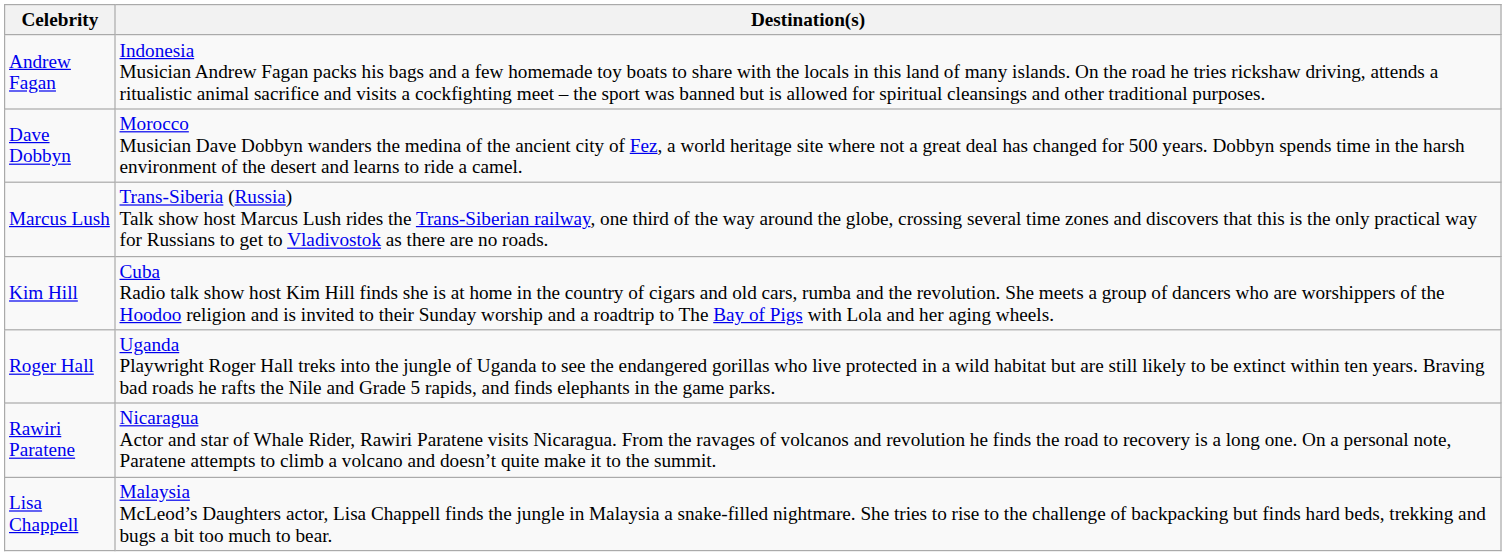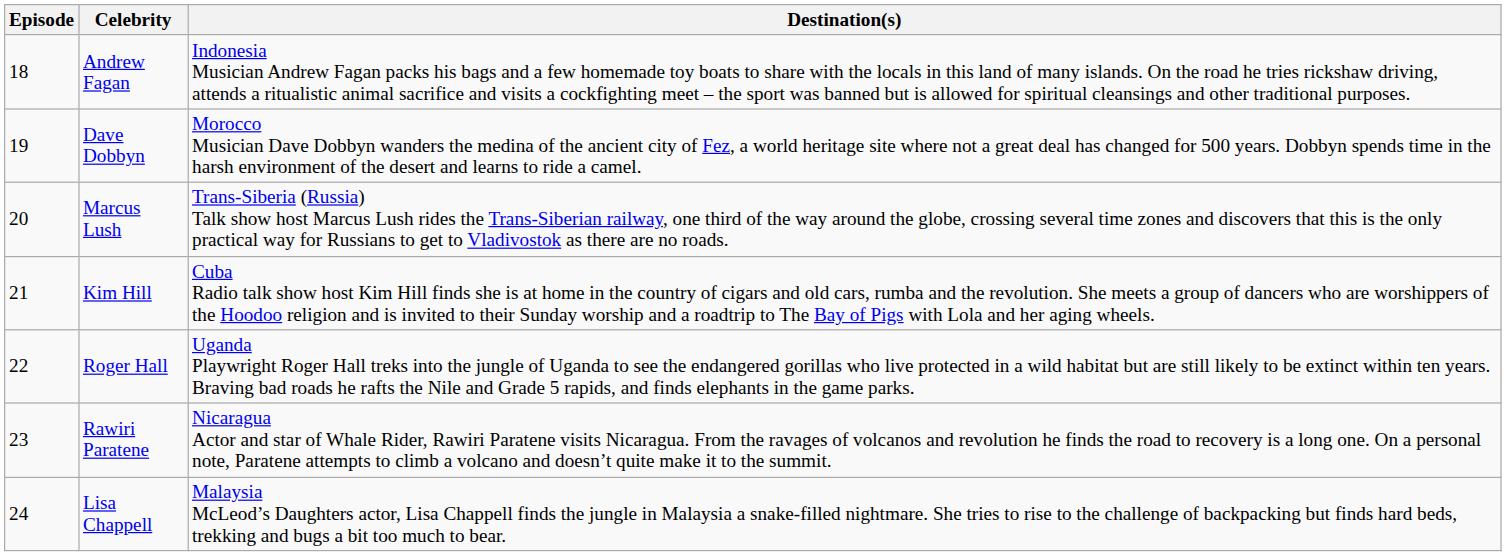+ column: (42, 19)
